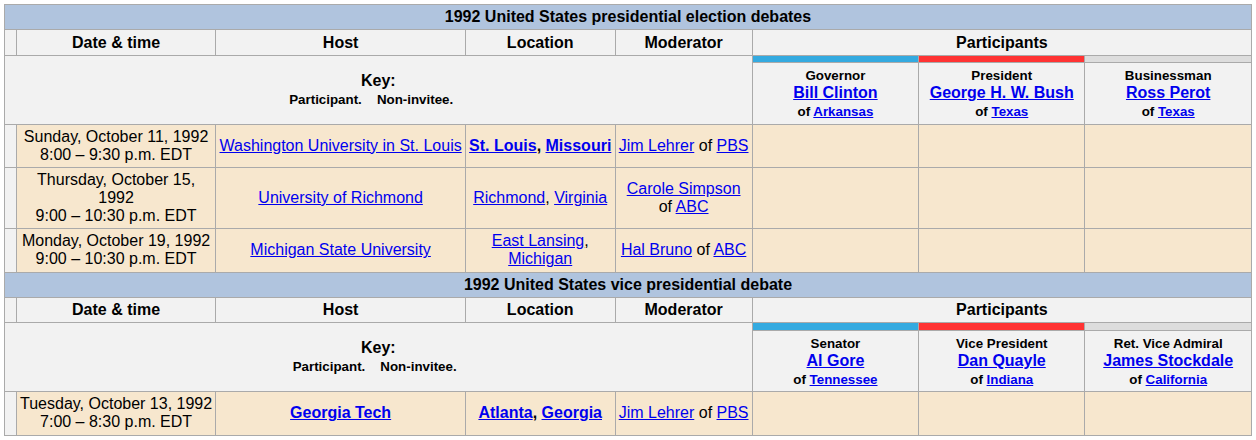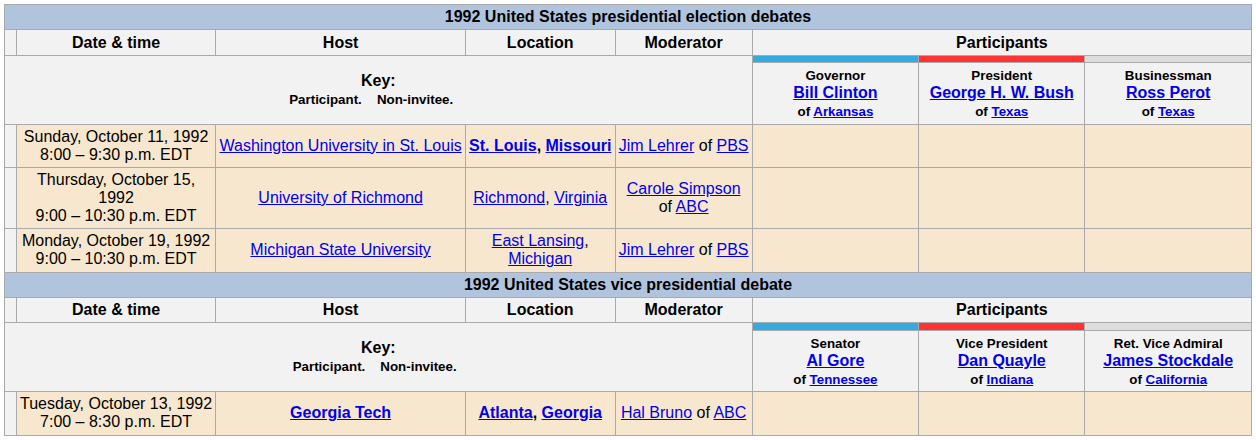(684, 250) Hal Bruno of ABC -> (684, 250) Jim Lehrer of PBS
(684, 413) Jim Lehrer of PBS -> (684, 413) Hal Bruno of ABC
